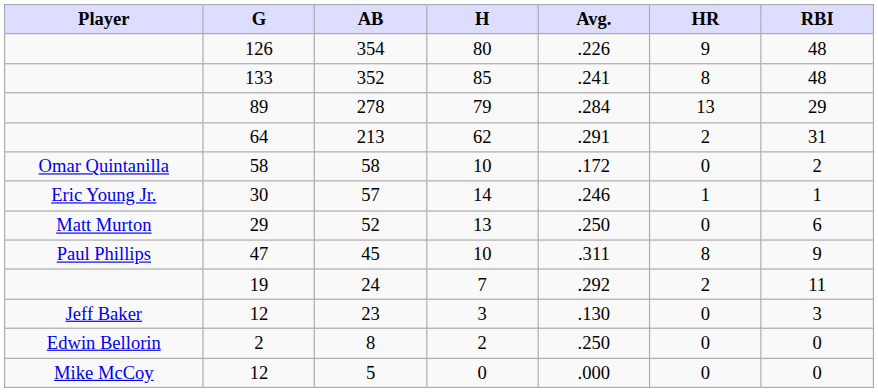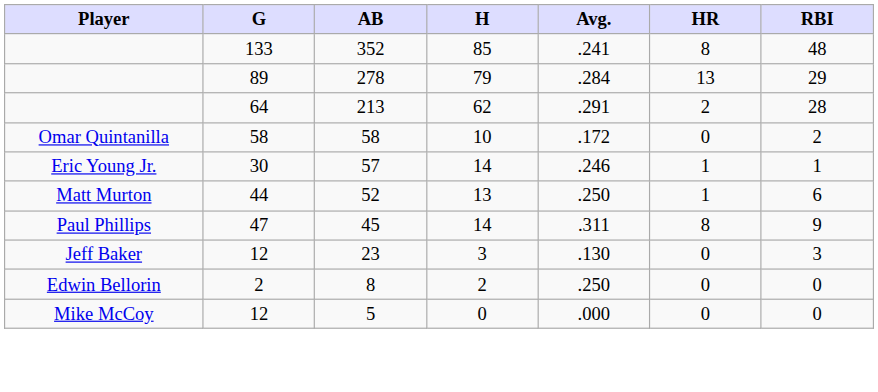- row: (371, 48)
(817, 136) 31 -> (817, 107) 28
(259, 225) 29 -> (259, 195) 44
(706, 225) 0 -> (706, 195) 1
(482, 254) 10 -> (482, 225) 14
- row: (371, 284)
